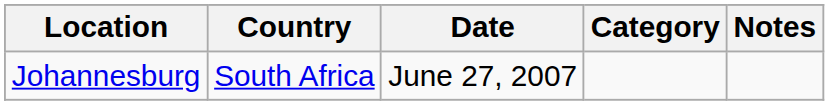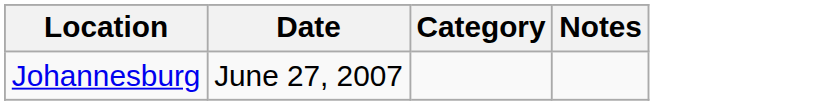- column: (294, 28)
